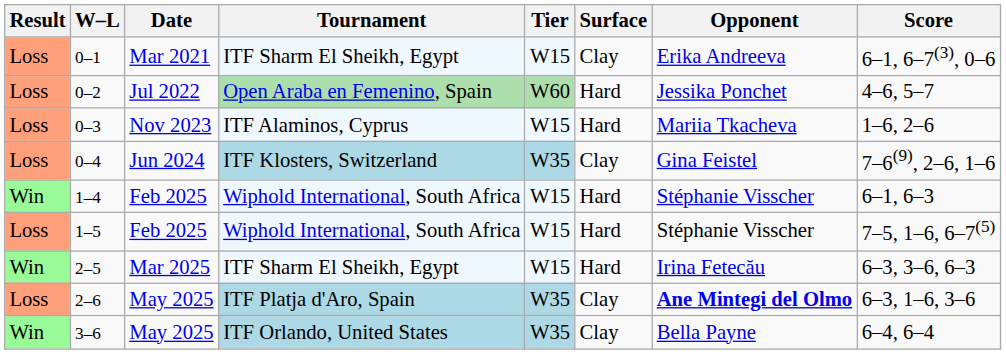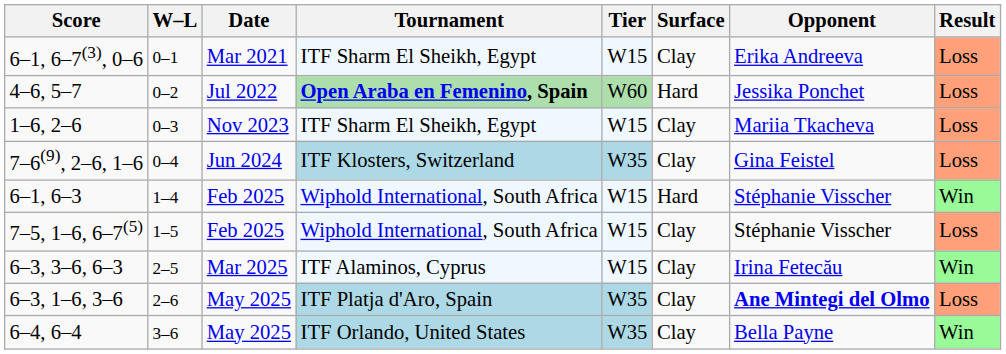columns swapped: (37, 20) <-> (928, 20)
(358, 91) normal -> (444, 91) bold
(316, 124) ITF Alaminos, Cyprus -> (418, 124) ITF Sharm El Sheikh, Egypt
(600, 124) Hard -> (676, 124) Clay
(600, 231) Hard -> (676, 231) Clay
(341, 266) ITF Sharm El Sheikh, Egypt -> (393, 266) ITF Alaminos, Cyprus
(600, 266) Hard -> (676, 266) Clay
